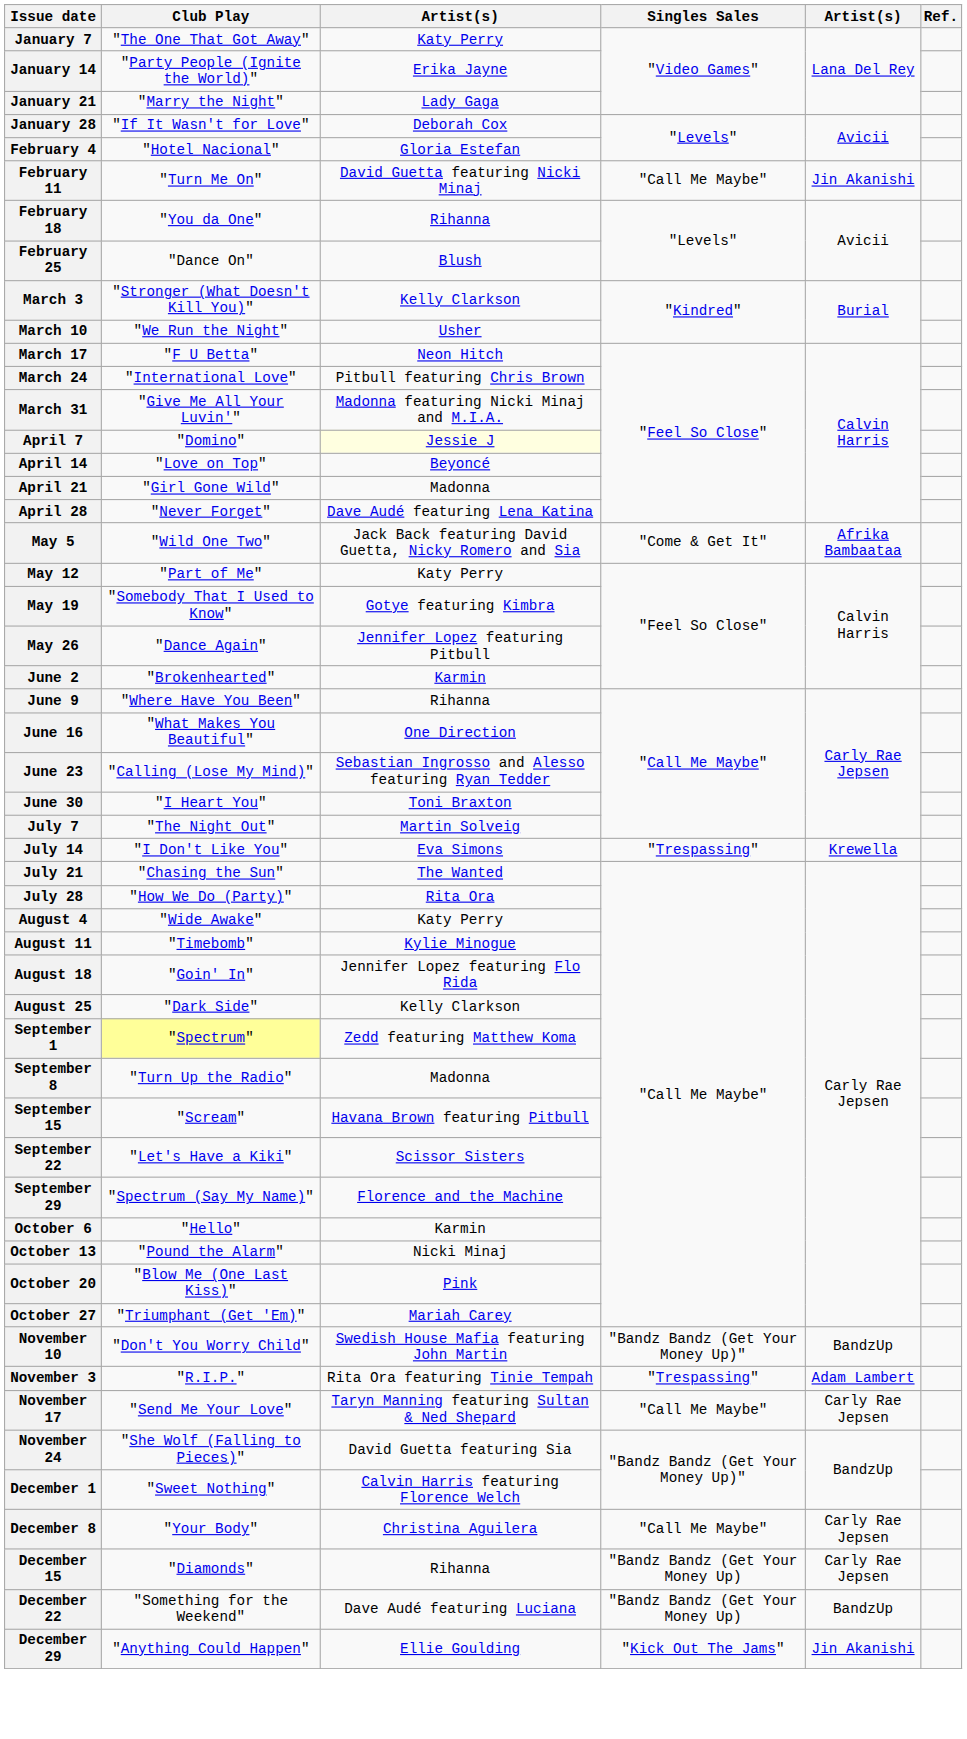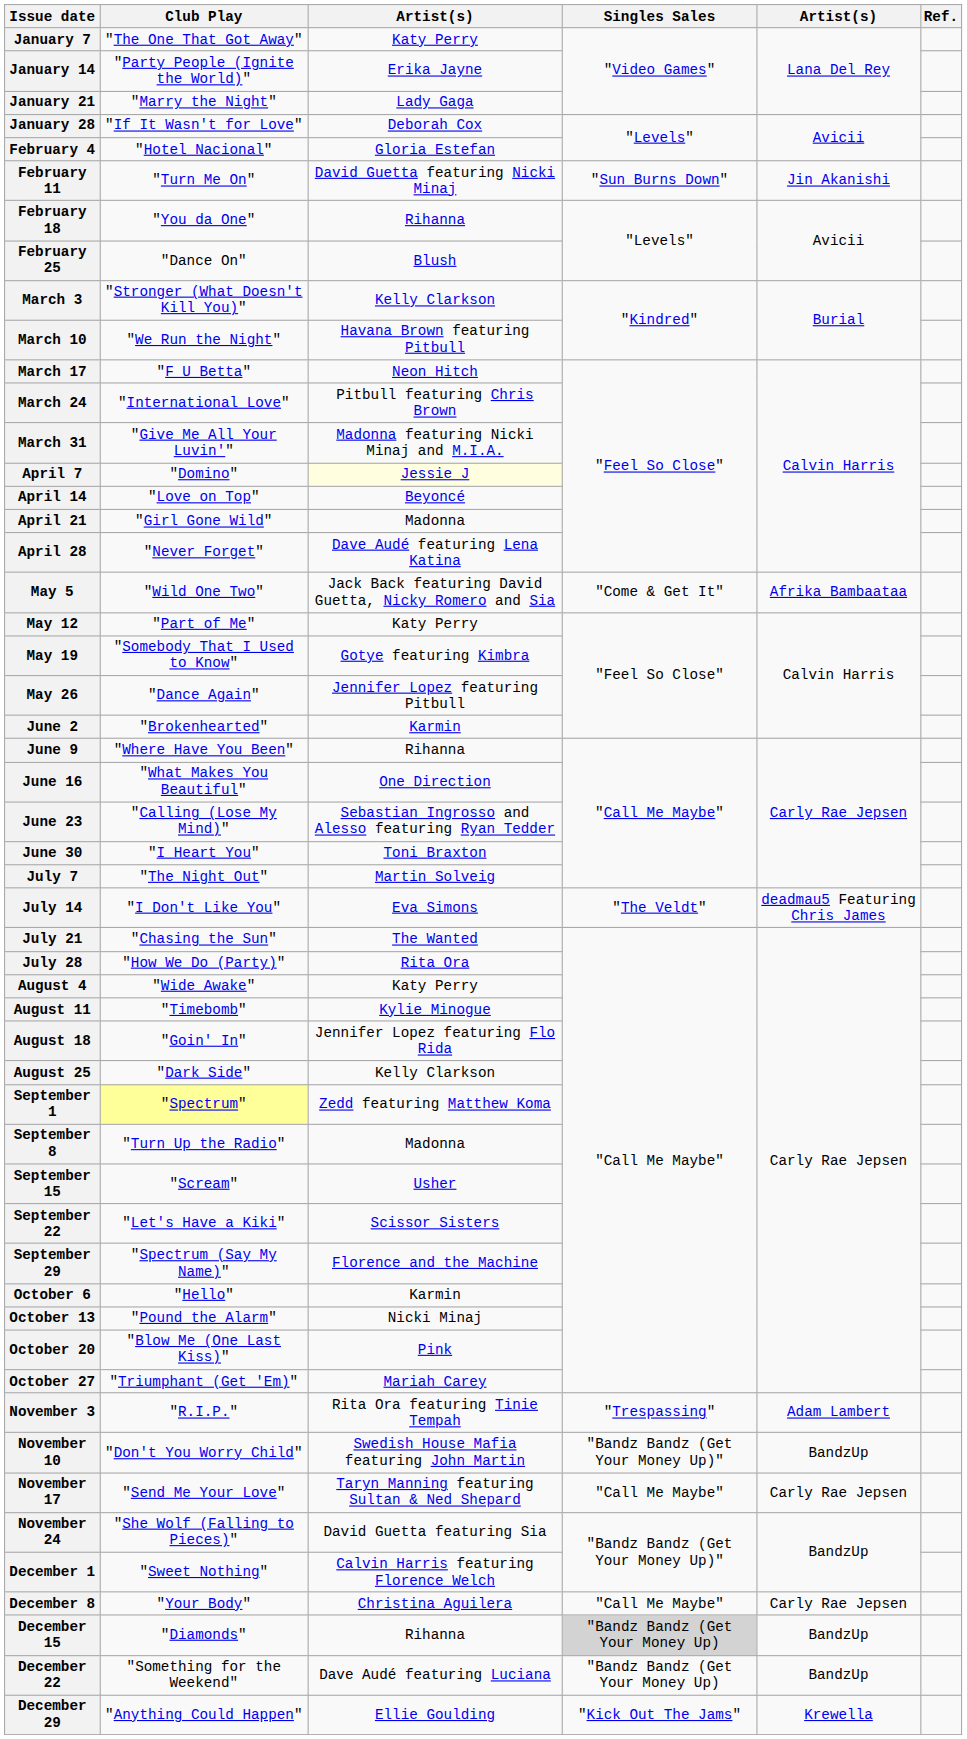(703, 181) "Call Me Maybe" -> (659, 181) "Sun Burns Down"
(460, 332) Usher -> (435, 340) Havana Brown featuring Pitbull
(703, 850) "Trespassing" -> (659, 908) "The Veldt"
(863, 850) Krewella -> (838, 908) deadmau5 Featuring Chris James
(460, 1118) Havana Brown featuring Pitbull -> (435, 1184) Usher
rows swapped: (53, 1378) <-> (53, 1347)
(703, 1569) no background -> (659, 1635) lightgrey background
(863, 1569) Carly Rae Jepsen -> (838, 1635) BandzUp
(863, 1649) Jin Akanishi -> (838, 1715) Krewella
